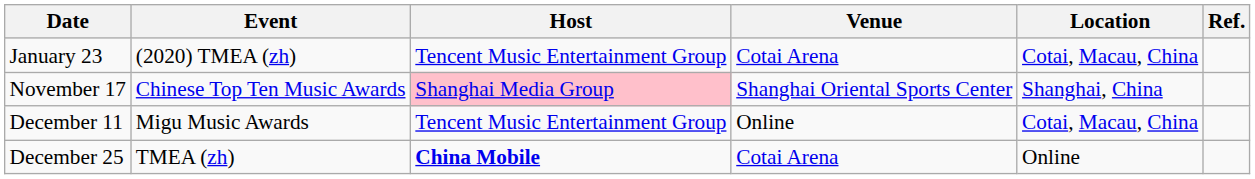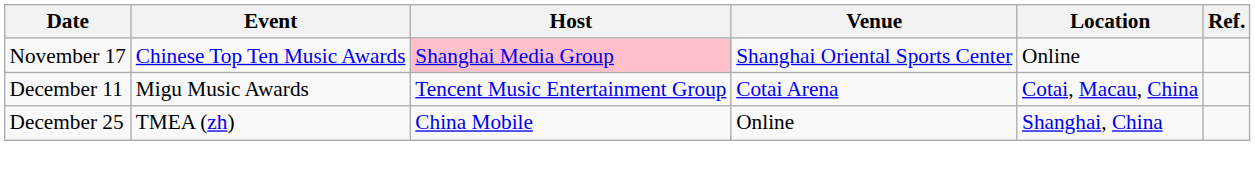- row: (56, 55)
(1092, 88) Shanghai, China -> (1051, 55) Online
(765, 122) Online -> (787, 88) Cotai Arena
(478, 156) bold -> (474, 122) normal
(787, 156) Cotai Arena -> (765, 122) Online
(1051, 156) Online -> (1092, 122) Shanghai, China
